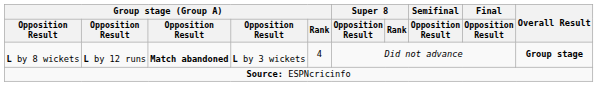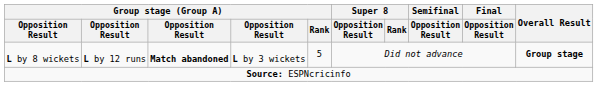(319, 54) 4 -> (319, 54) 5
